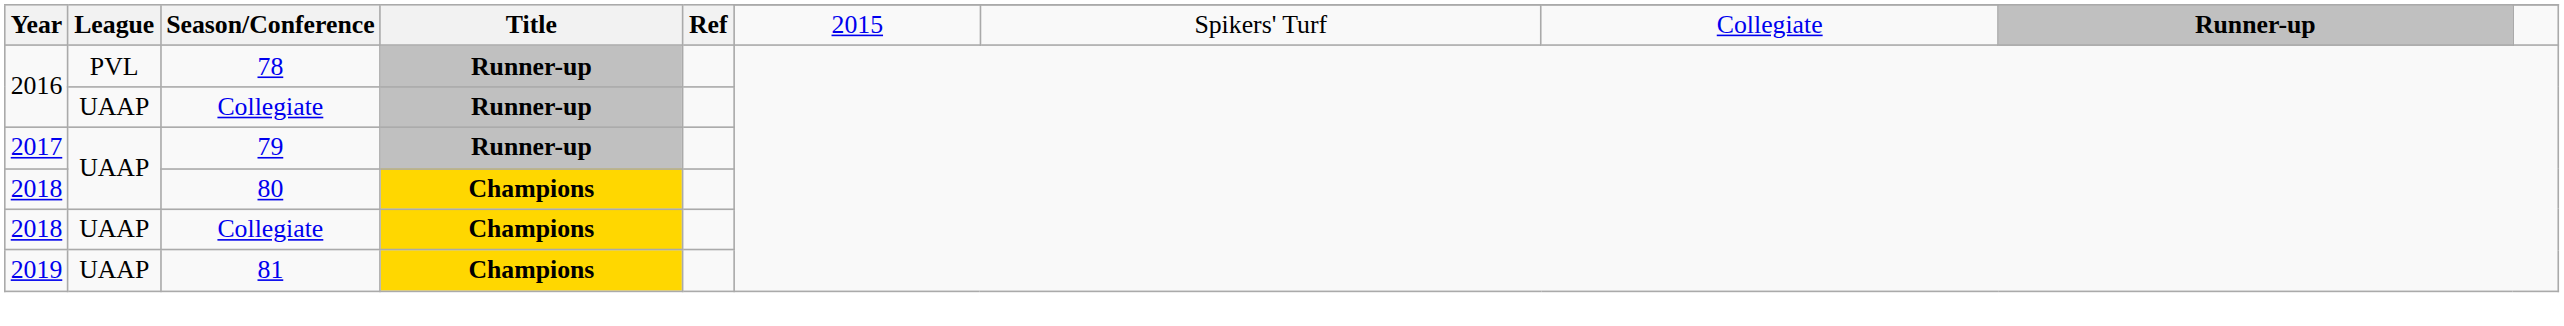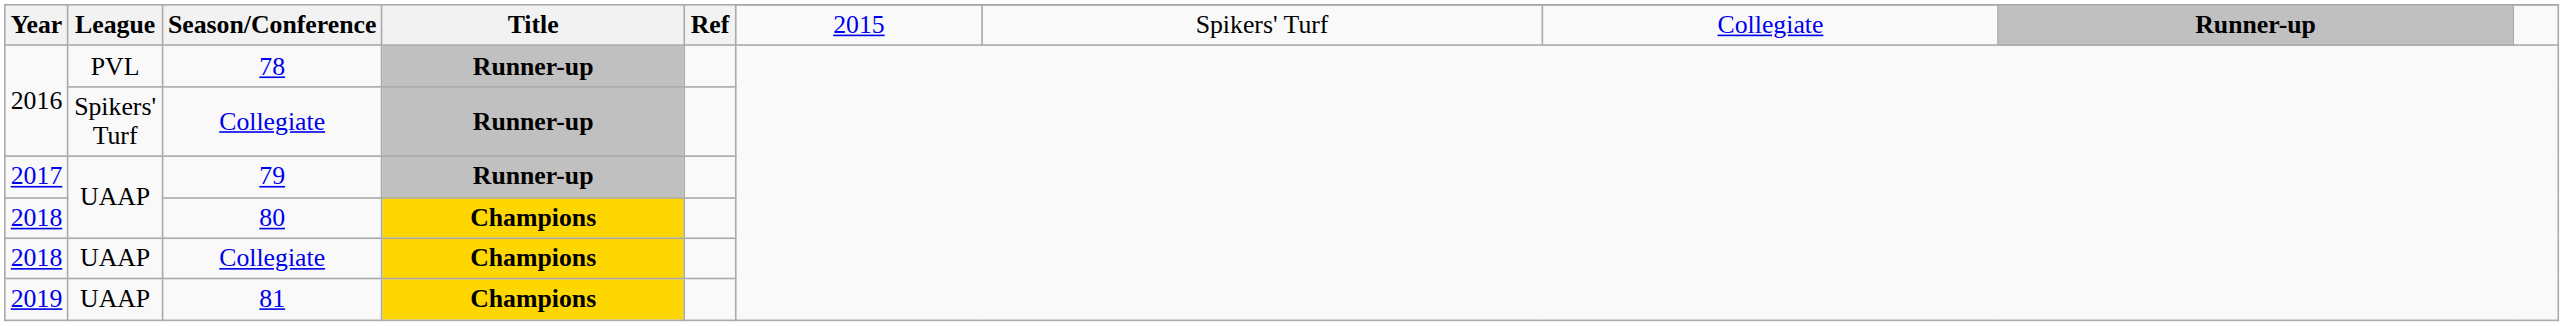(114, 106) UAAP -> (115, 121) Spikers' Turf
